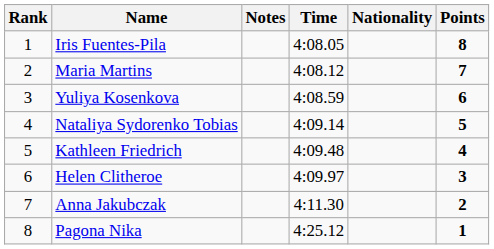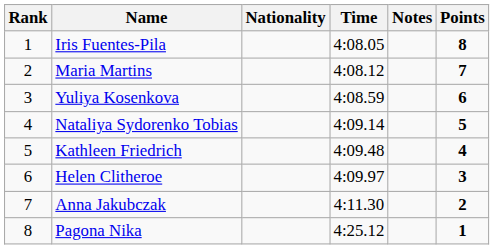columns swapped: (392, 17) <-> (266, 17)
